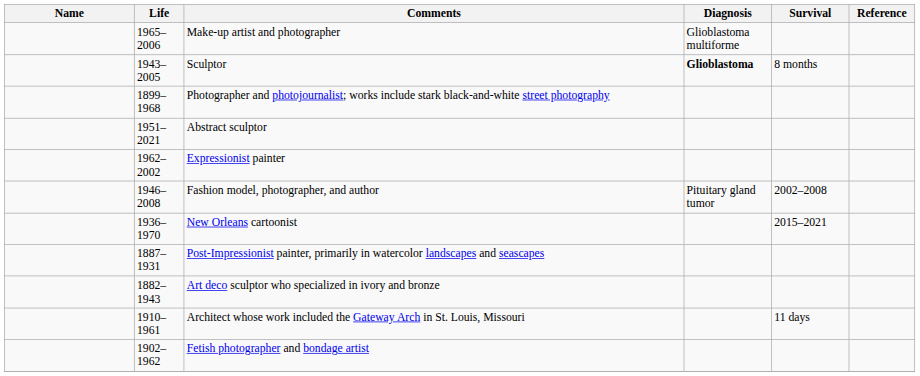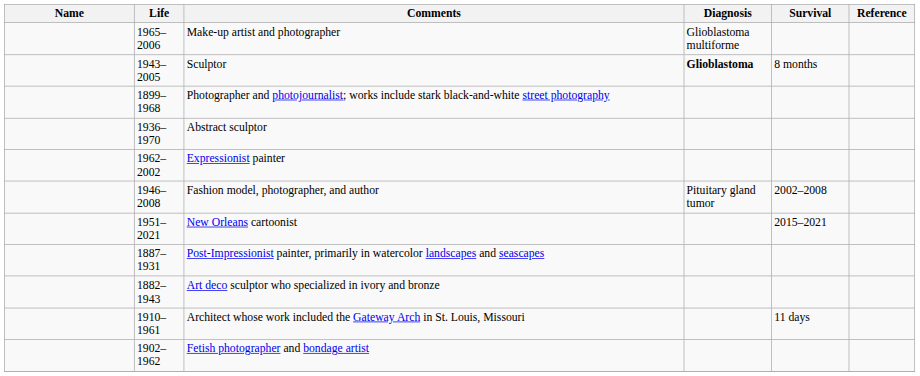(152, 133) 1951–2021 -> (152, 133) 1936–1970
(152, 228) 1936–1970 -> (152, 228) 1951–2021
